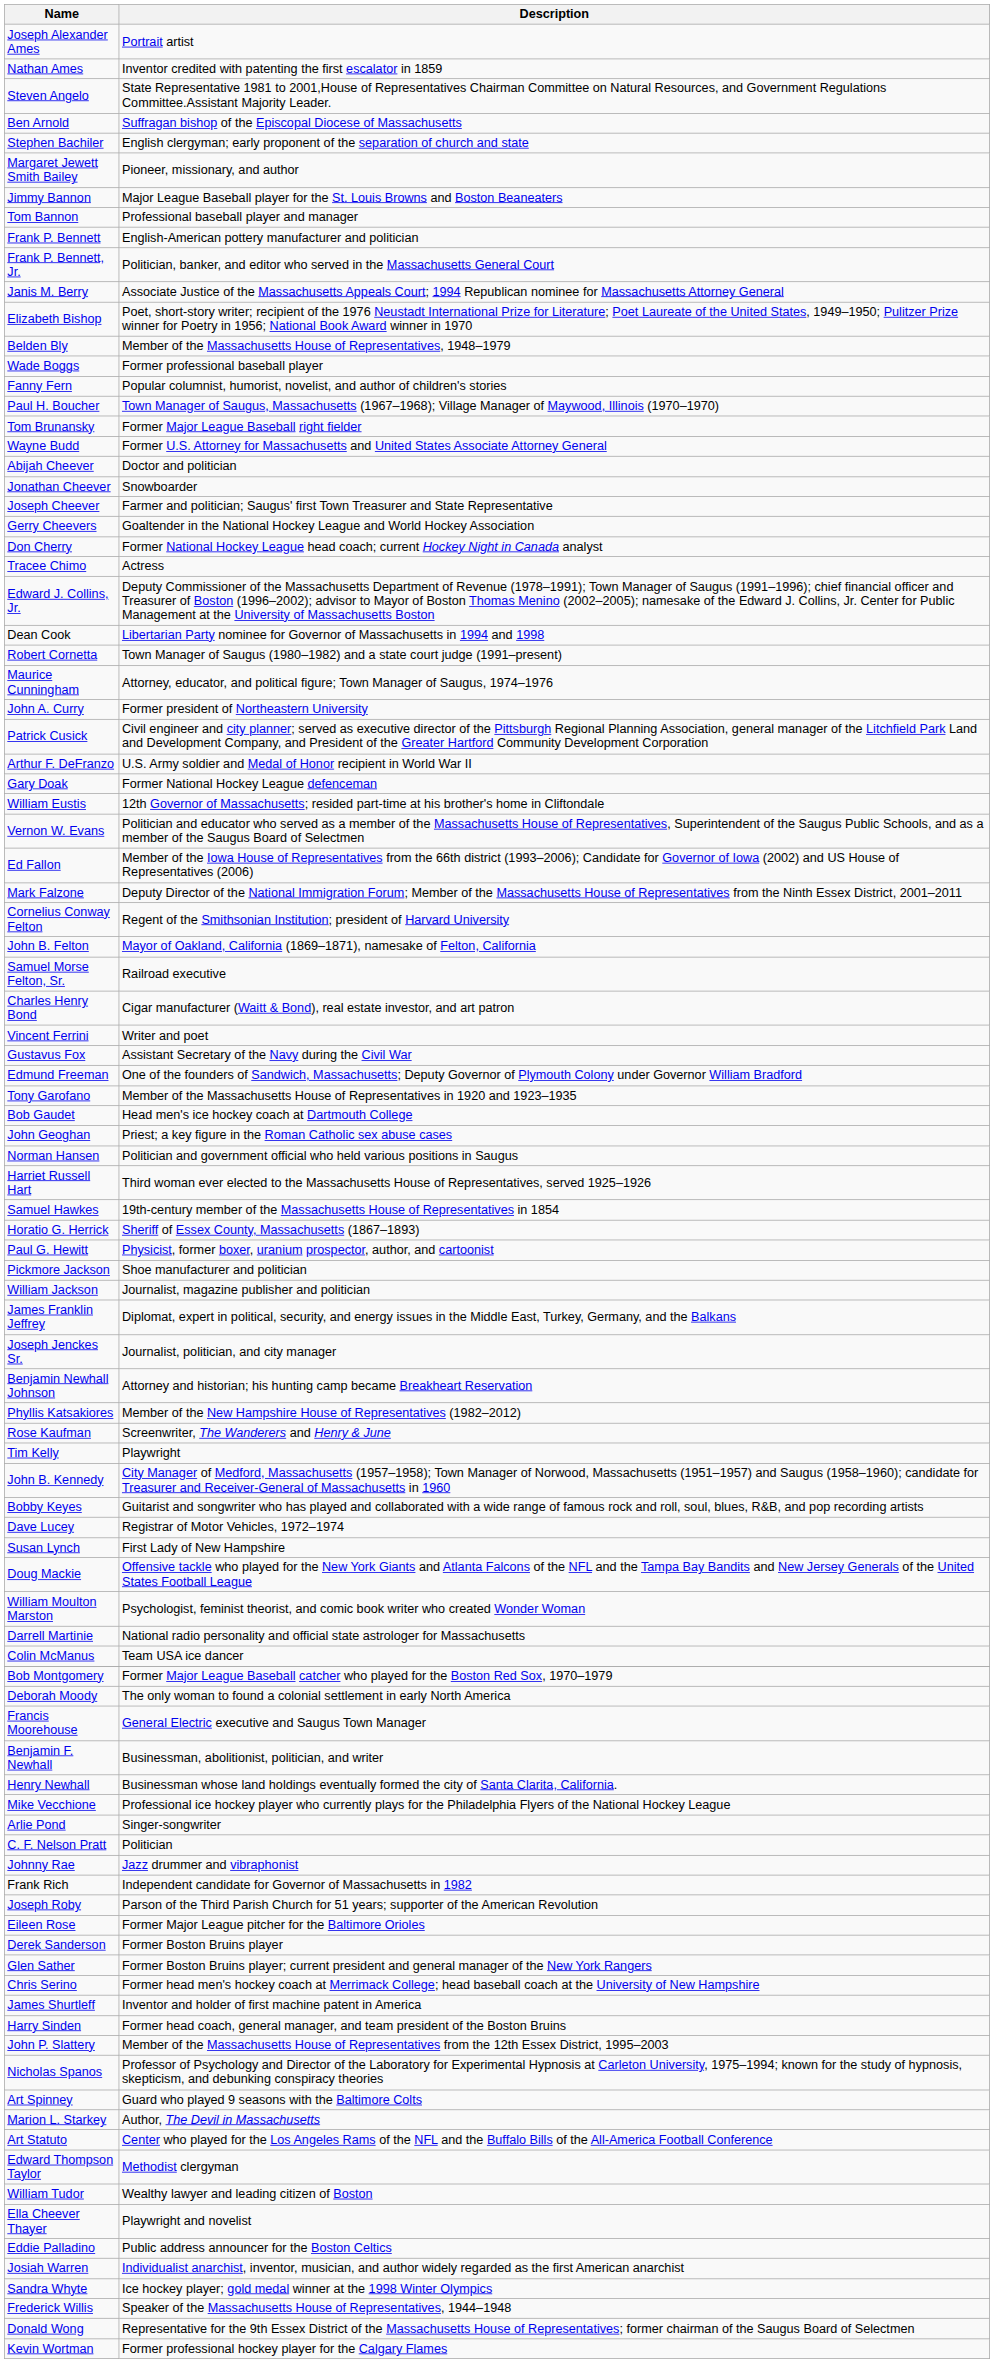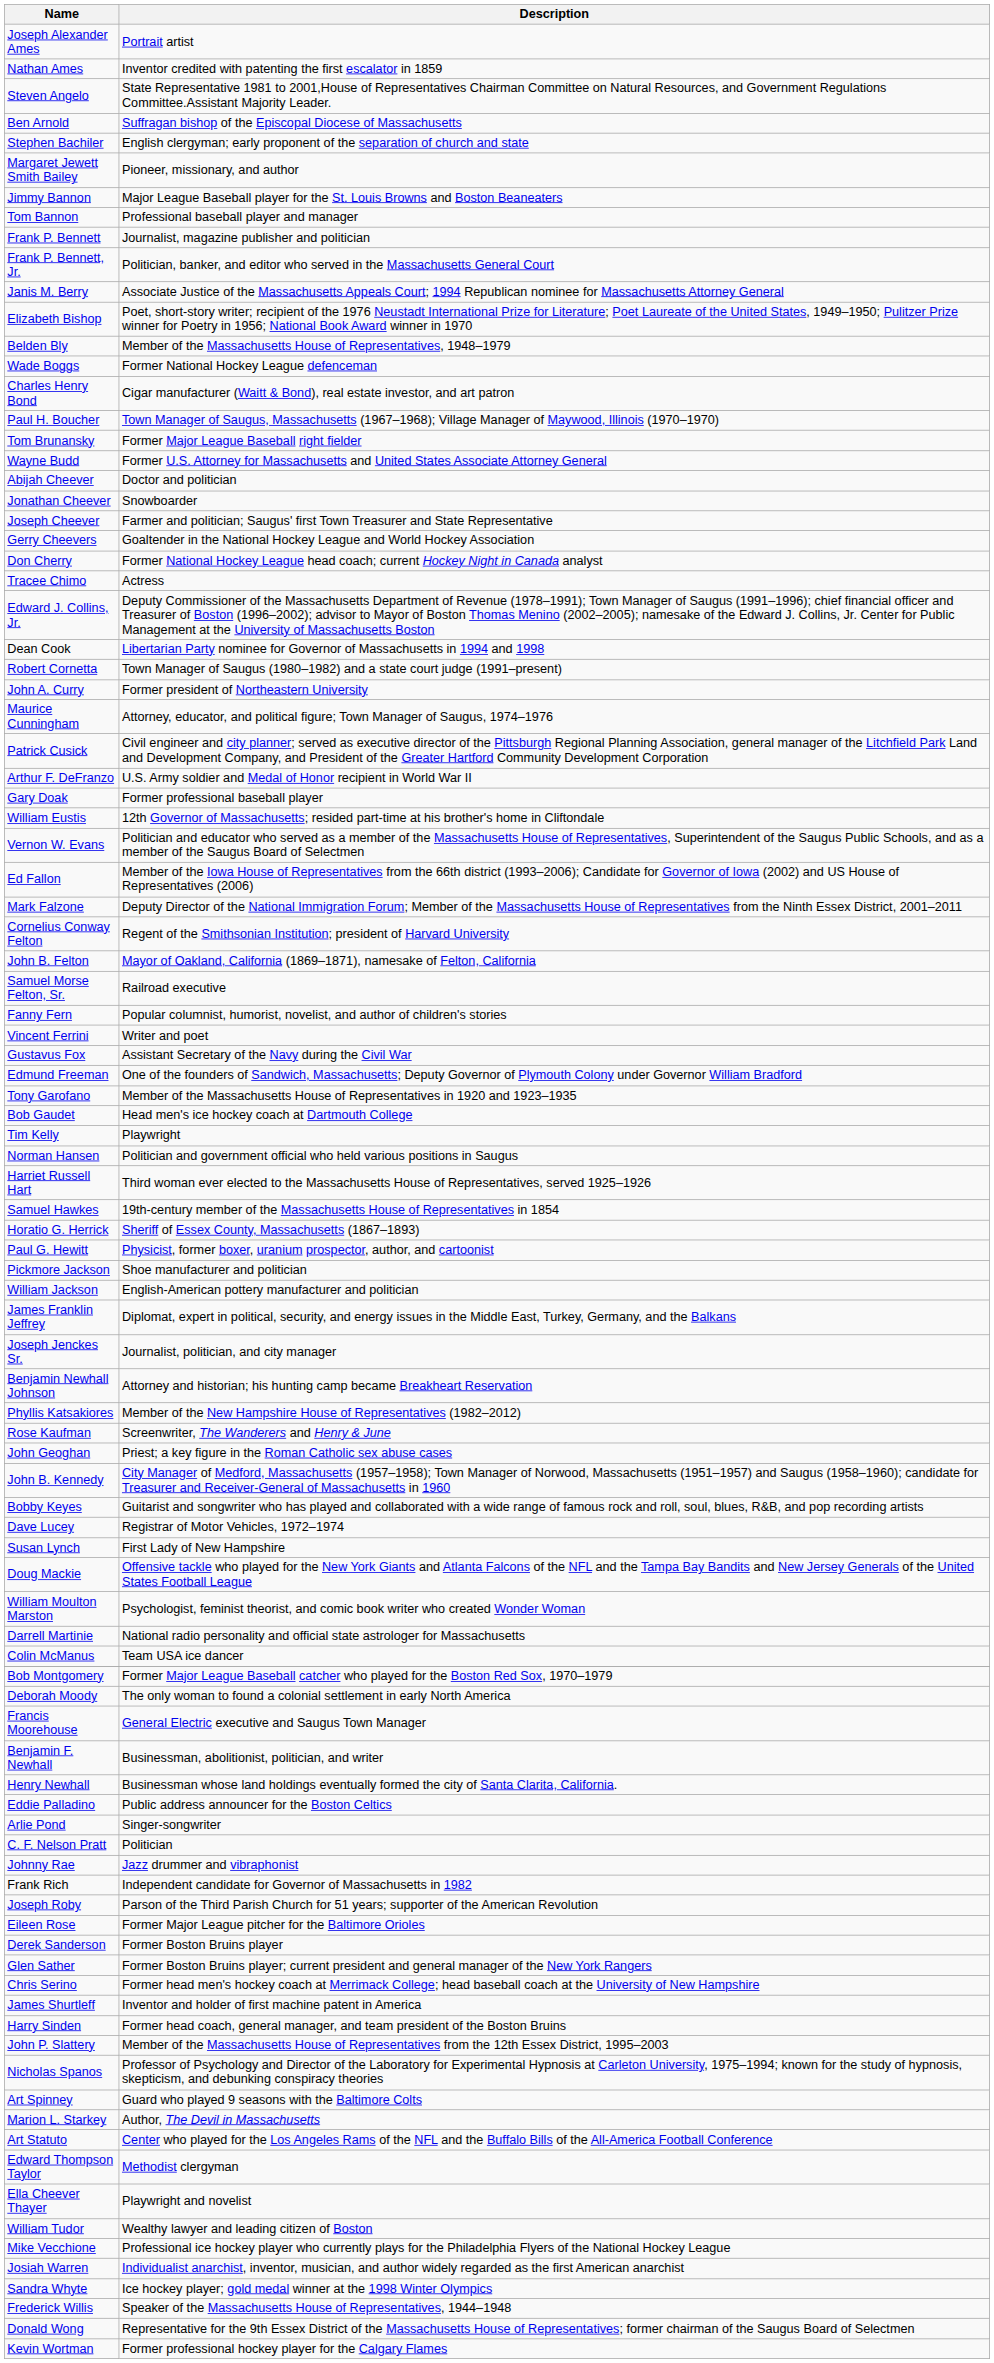(270, 237) English-American pottery manufacturer and politician -> (246, 237) Journalist, magazine publisher and politician
(222, 366) Former professional baseball player -> (249, 366) Former National Hockey League defenceman
rows swapped: (48, 1008) <-> (40, 386)
rows swapped: (43, 682) <-> (46, 709)
(249, 783) Former National Hockey League defenceman -> (222, 798) Former professional baseball player
rows swapped: (49, 1135) <-> (33, 1453)
(246, 1290) Journalist, magazine publisher and politician -> (270, 1290) English-American pottery manufacturer and politician
rows swapped: (51, 2248) <-> (52, 1804)
rows swapped: (43, 2221) <-> (46, 2194)
